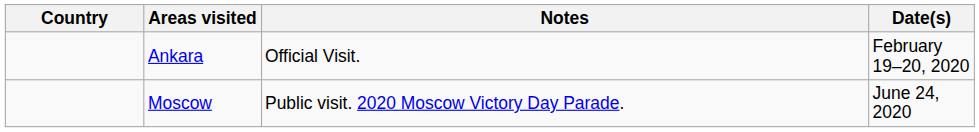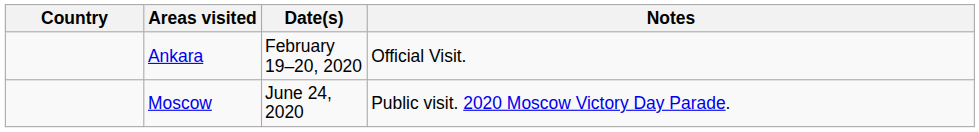columns swapped: (922, 18) <-> (565, 18)
